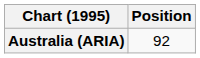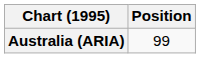(162, 40) 92 -> (162, 40) 99
